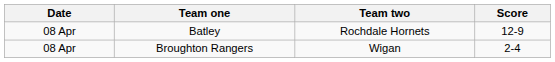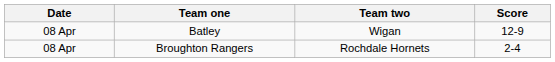(385, 31) Rochdale Hornets -> (385, 31) Wigan
(385, 48) Wigan -> (385, 48) Rochdale Hornets
